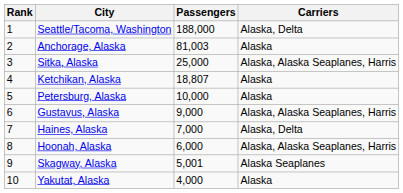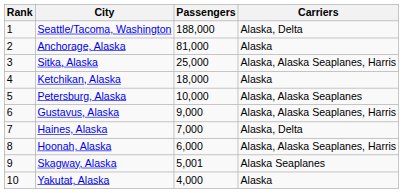(193, 46) 81,003 -> (193, 46) 81,000
(193, 79) 18,807 -> (193, 79) 18,000
(256, 96) Alaska -> (301, 96) Alaska, Alaska Seaplanes
